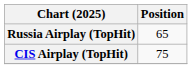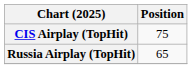rows swapped: (71, 53) <-> (71, 34)
